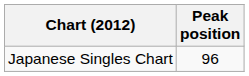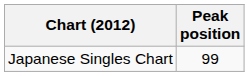(210, 58) 96 -> (210, 58) 99
